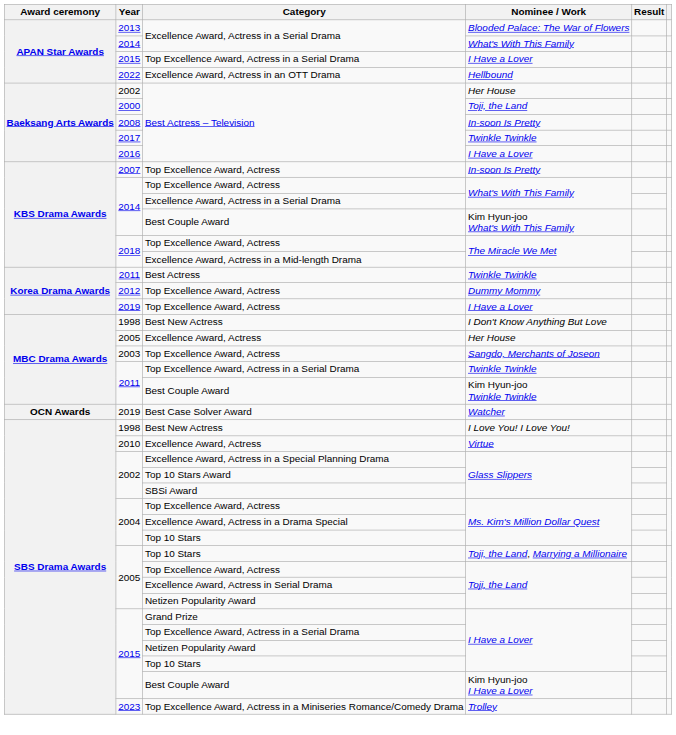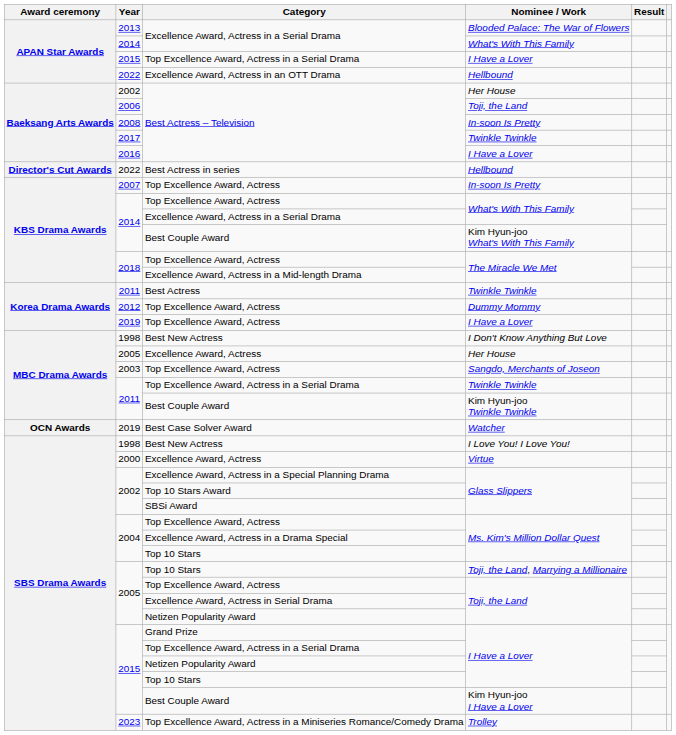(129, 106) 2000 -> (129, 106) 2006
+ row: (192, 169)
(129, 443) 2010 -> (129, 459) 2000
